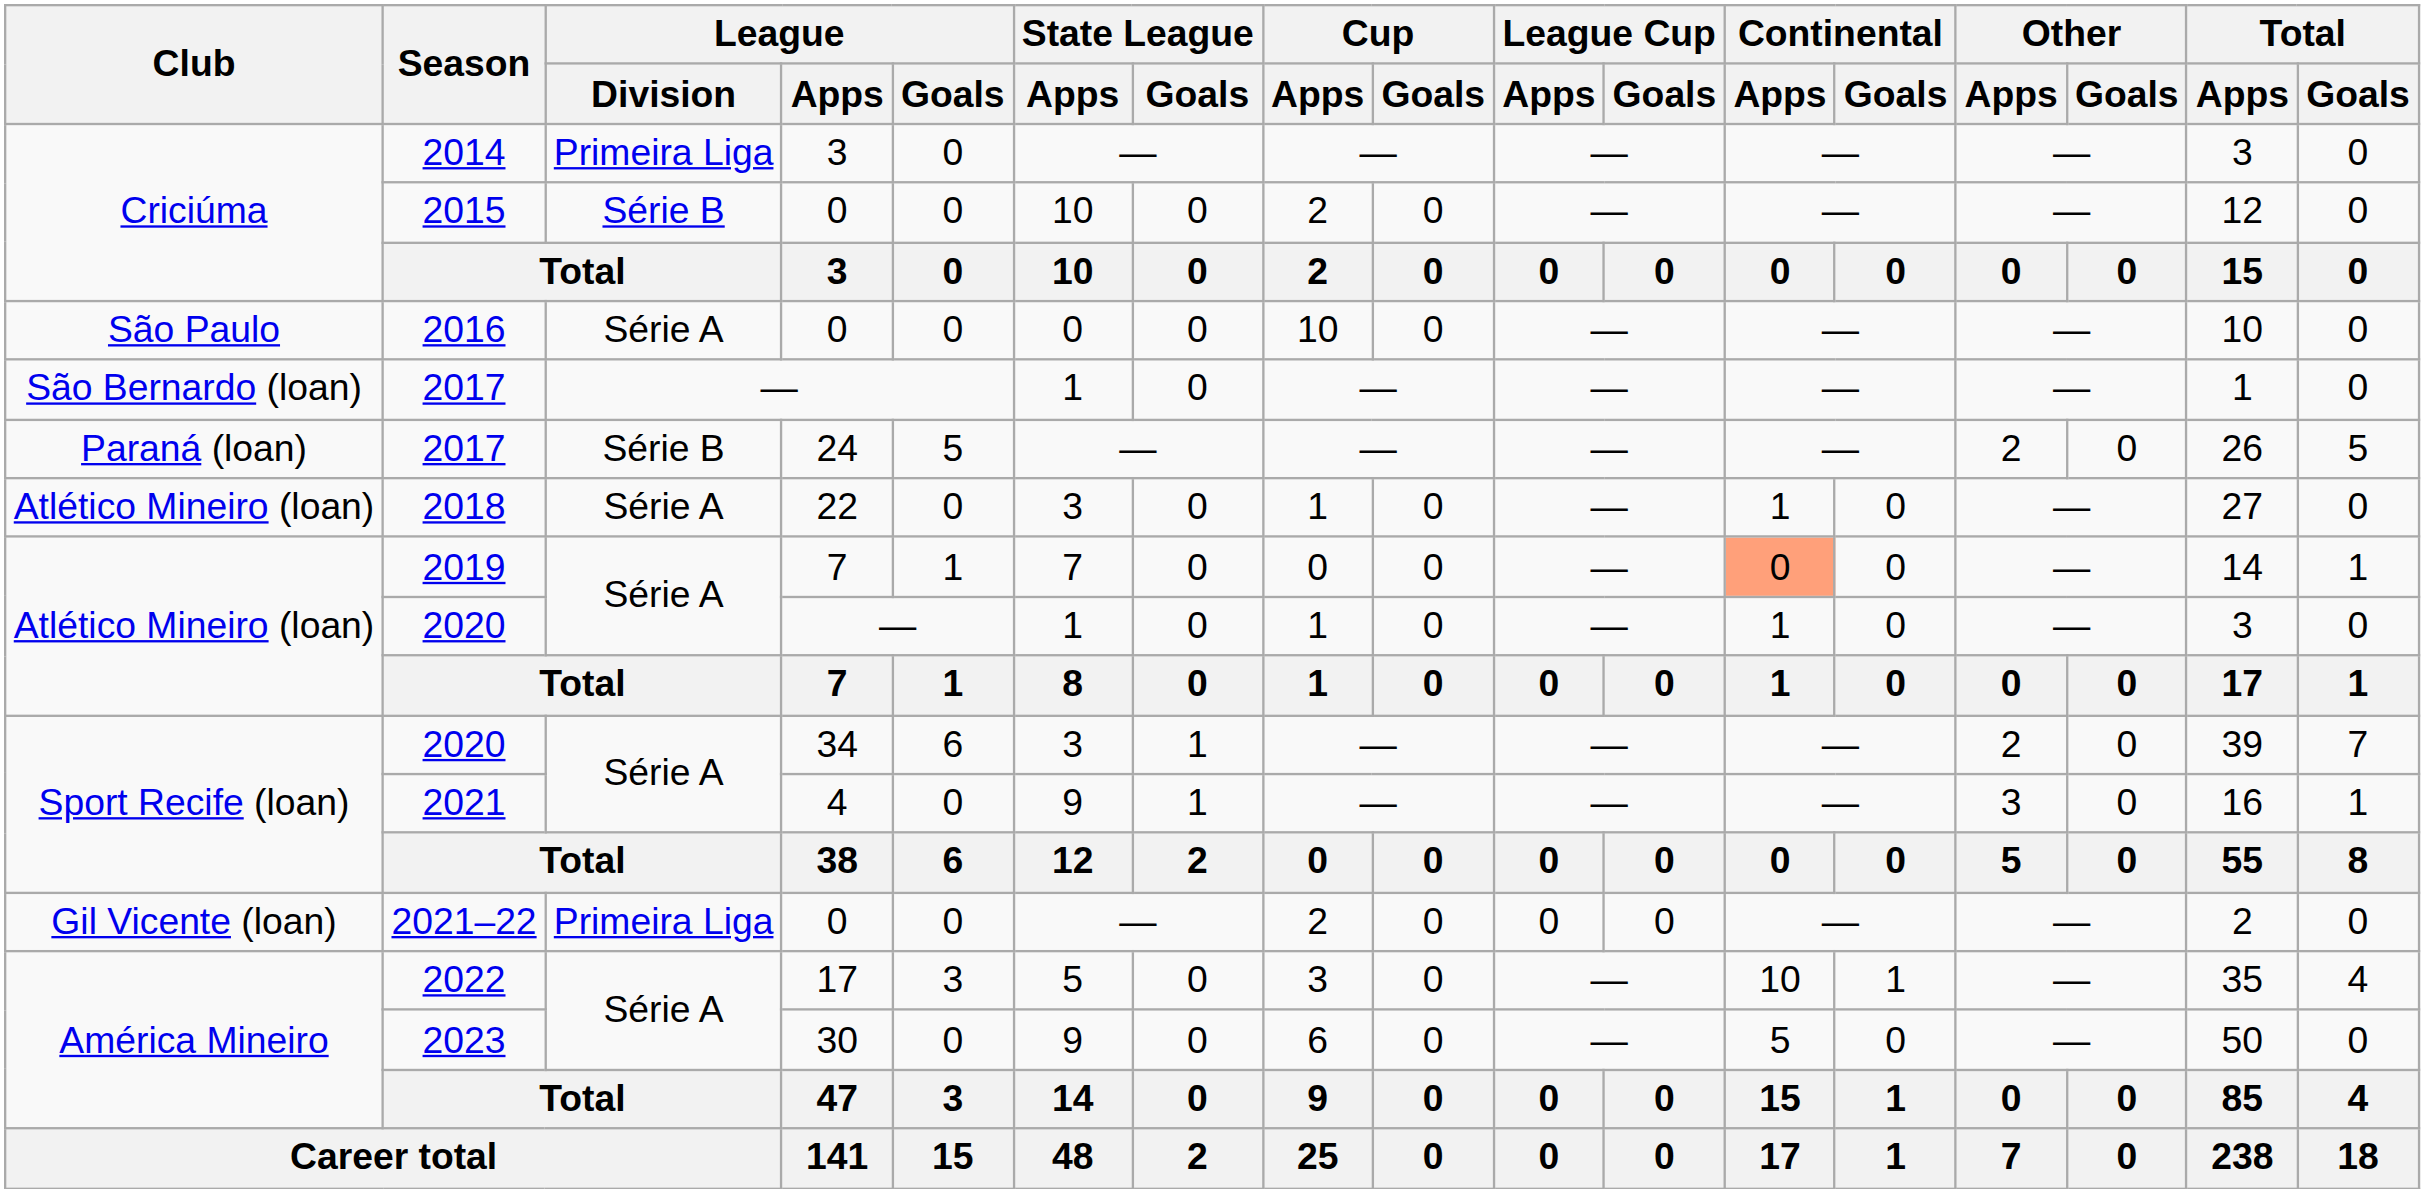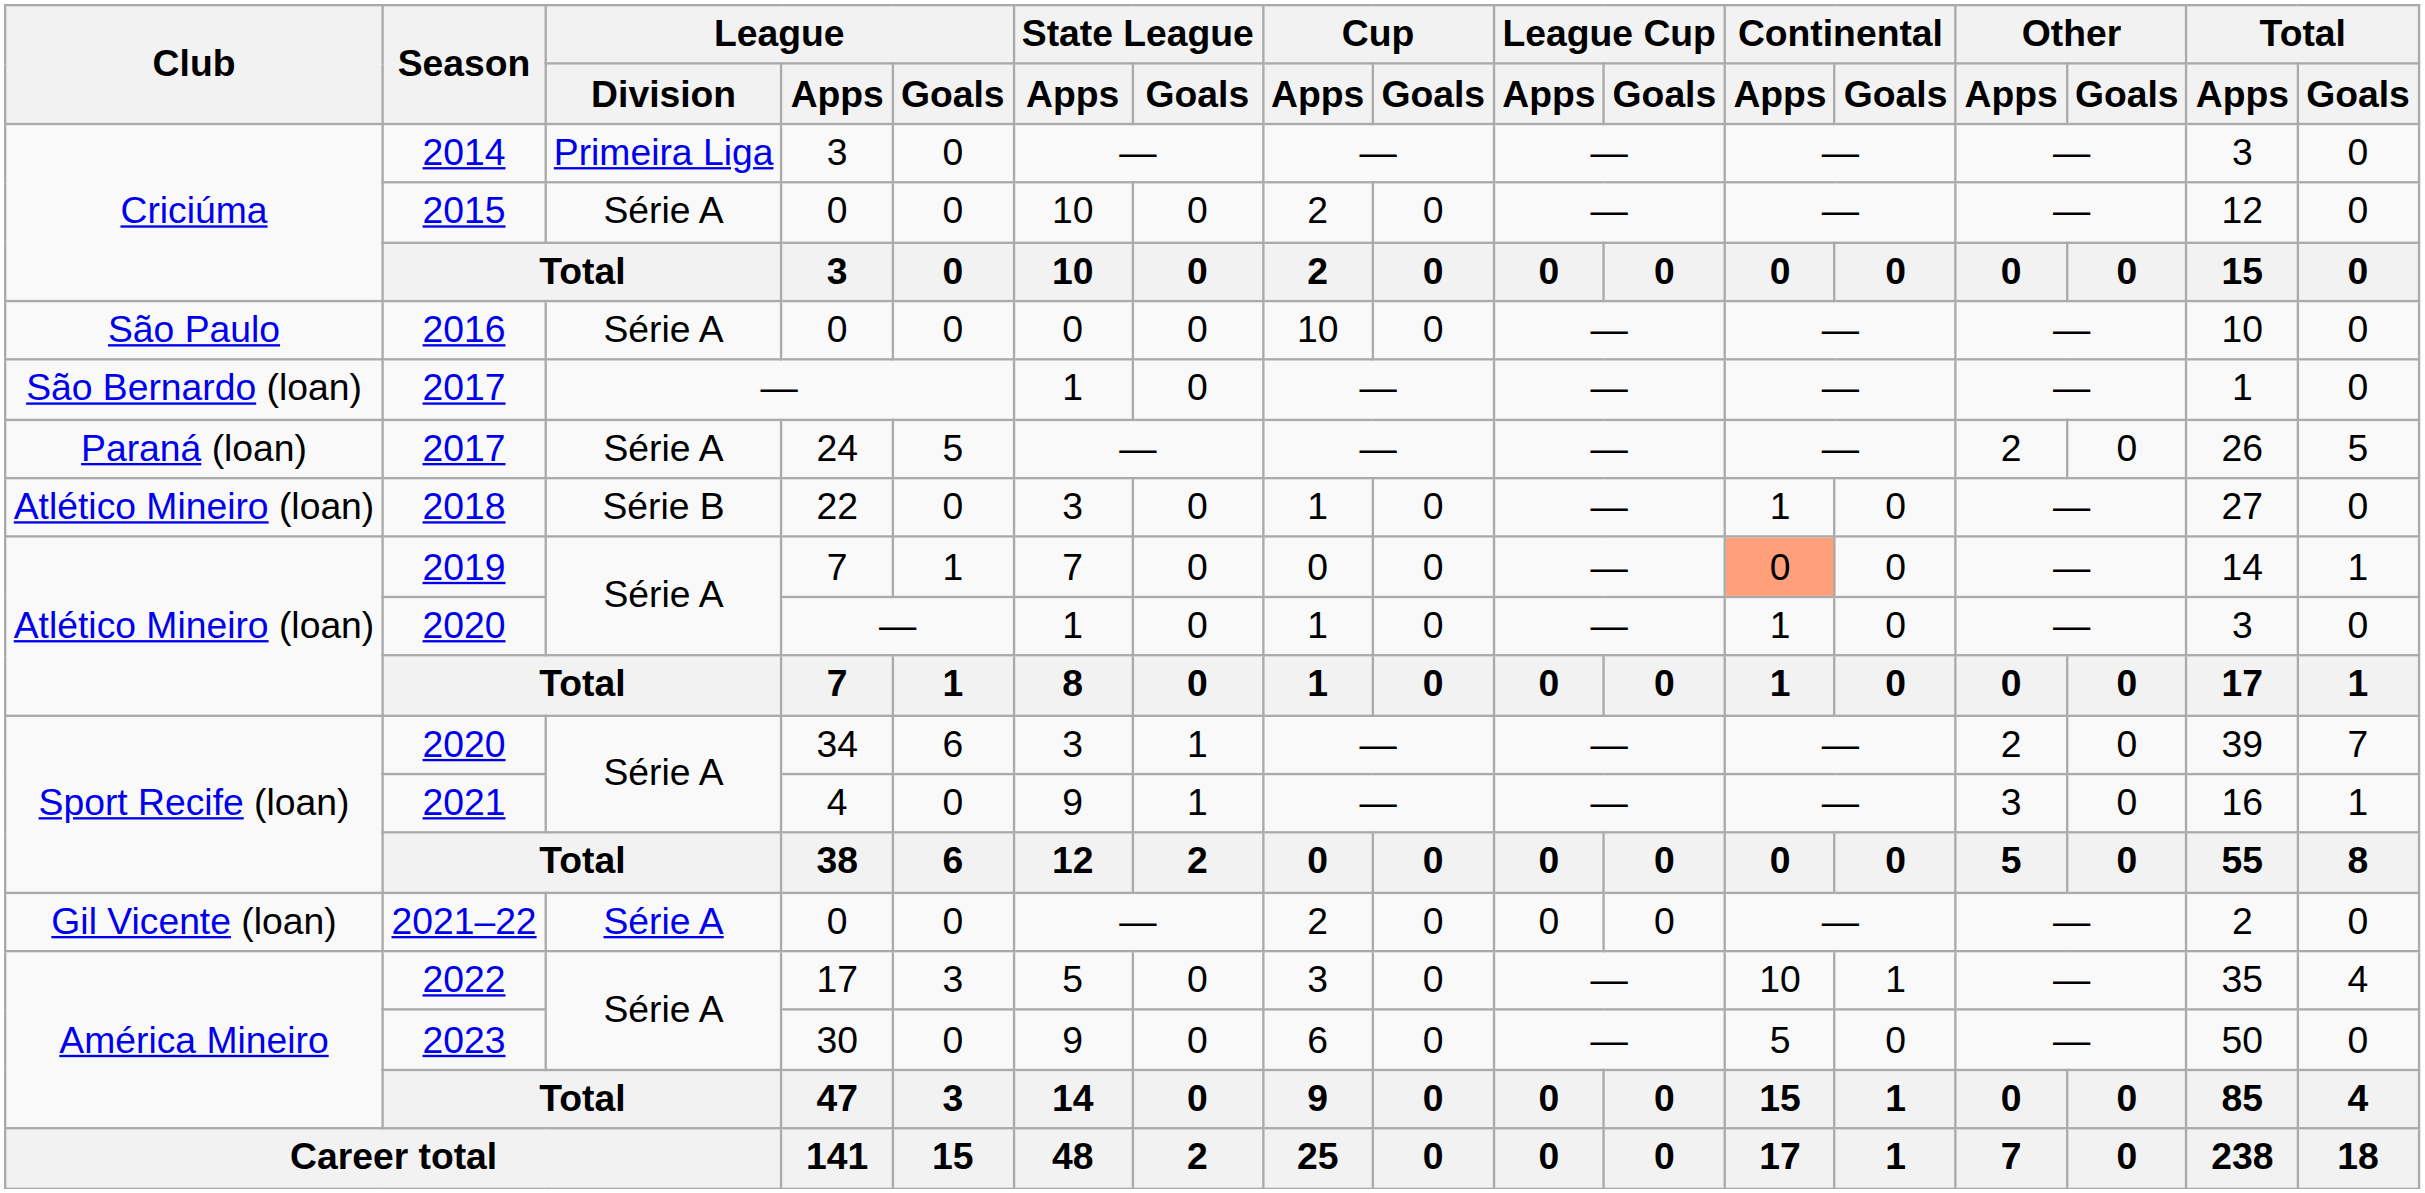(664, 211) Série B -> (664, 211) Série A
(664, 447) Série B -> (664, 447) Série A
(664, 507) Série A -> (664, 507) Série B
(664, 920) Primeira Liga -> (664, 920) Série A
